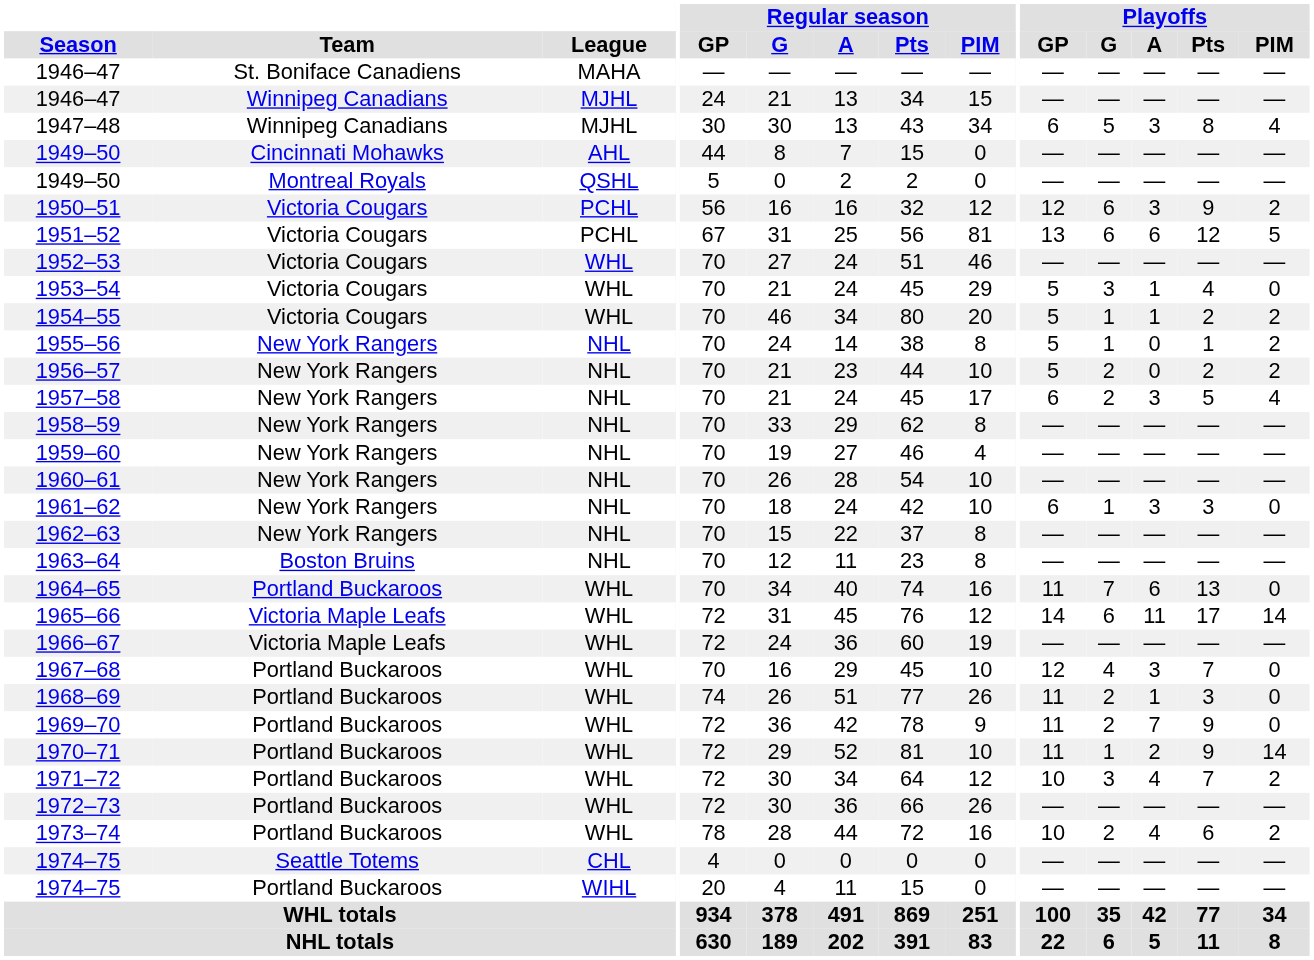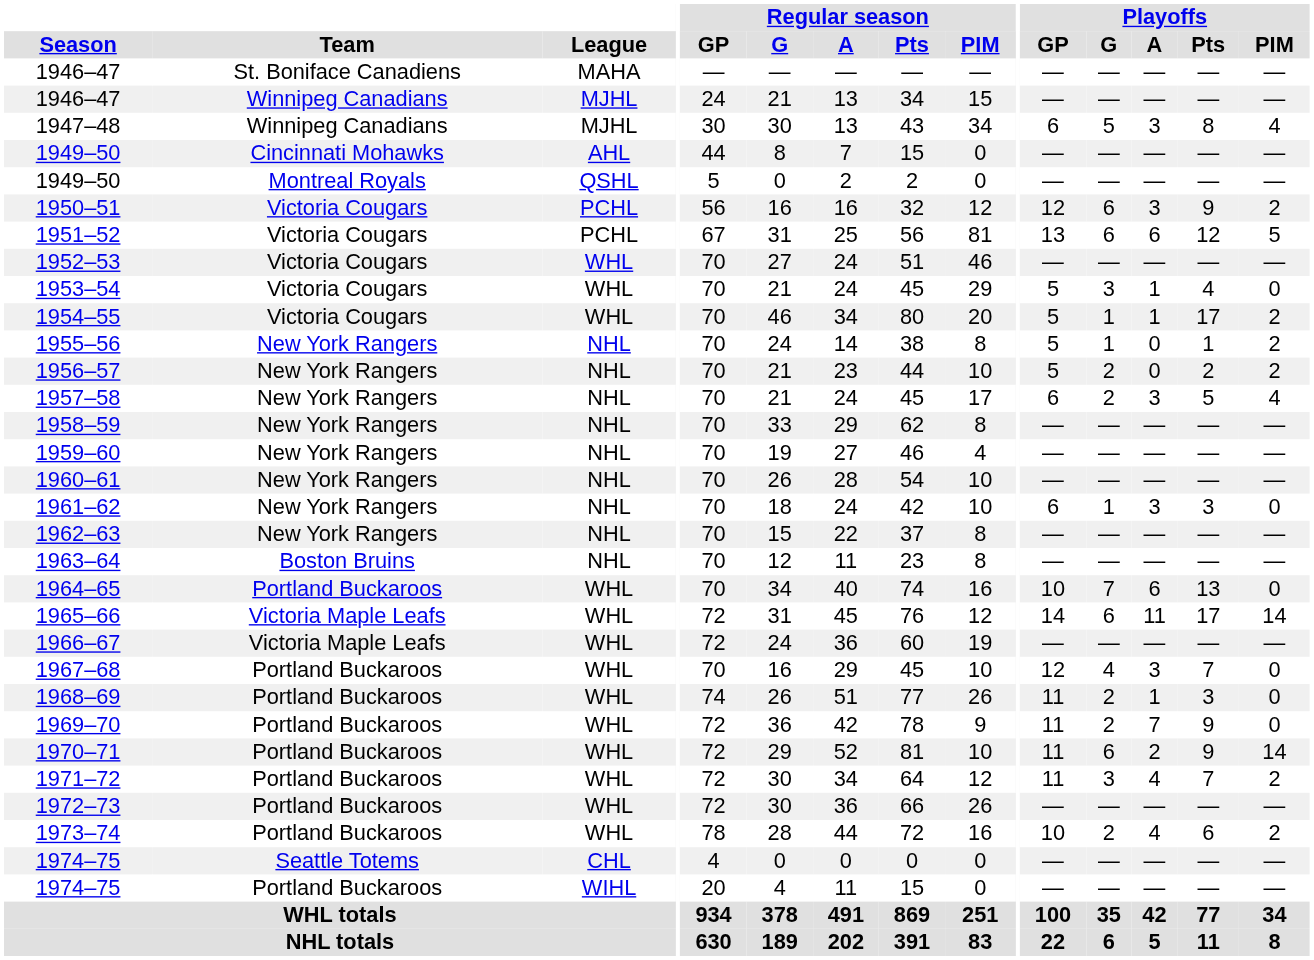(1208, 316) 2 -> (1208, 316) 17
(1053, 588) 11 -> (1053, 588) 10
(1109, 751) 1 -> (1109, 751) 6
(1053, 779) 10 -> (1053, 779) 11
